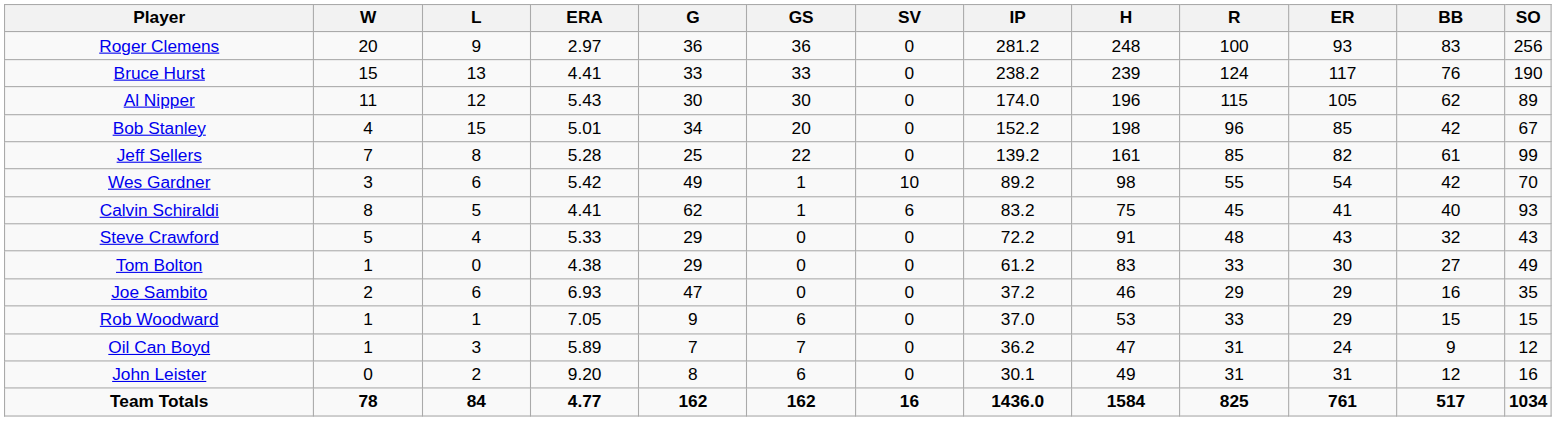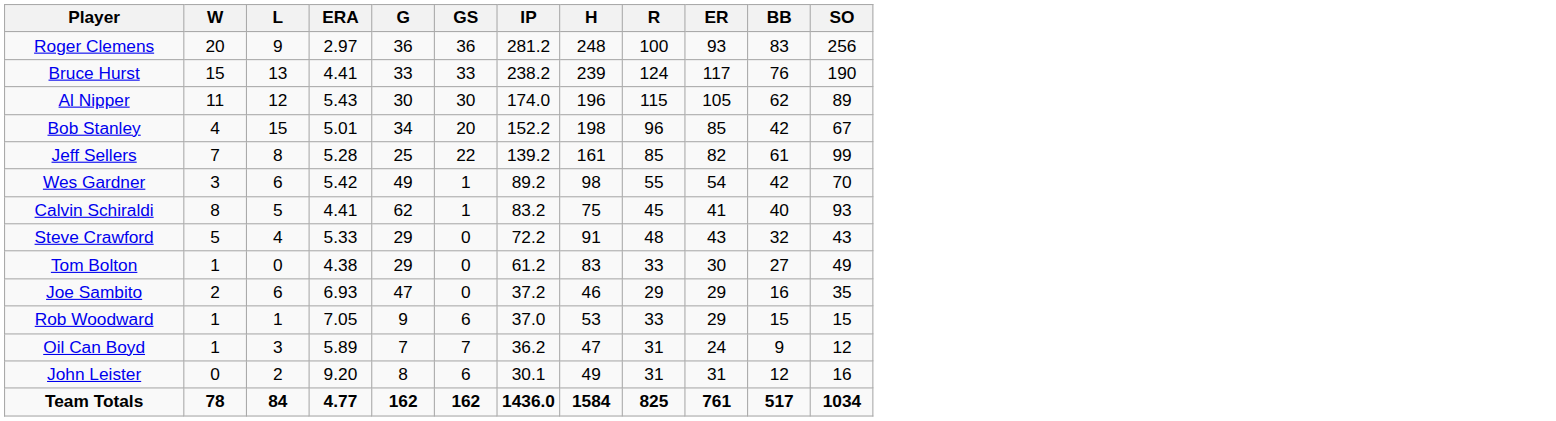- column: (909, 18)
